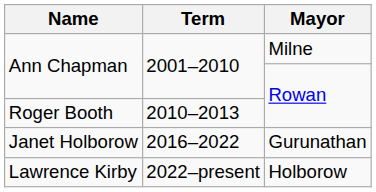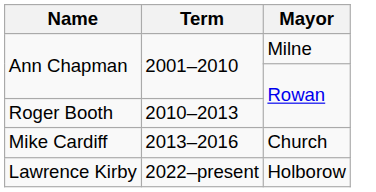+ row: (58, 142)
- row: (73, 142)
